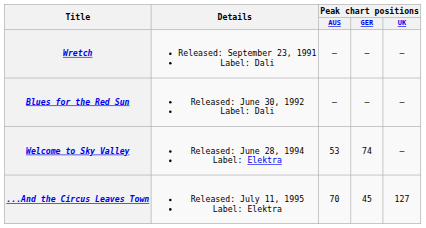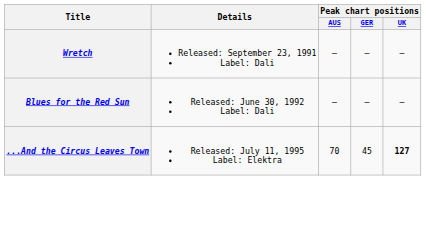- row: (78, 151)
(402, 199) normal -> (402, 151) bold
